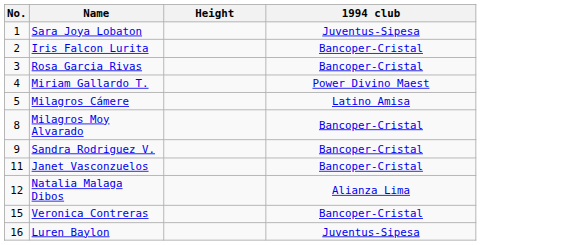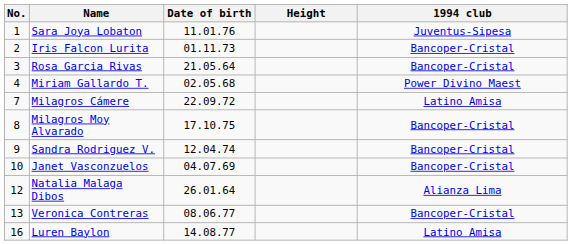+ column: (209, 13)
(17, 101) 5 -> (17, 101) 7
(17, 166) 11 -> (17, 166) 10
(17, 214) 15 -> (17, 214) 13
(371, 232) Juventus-Sipesa -> (462, 232) Latino Amisa
